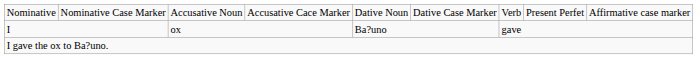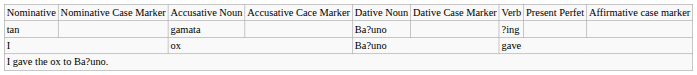+ row: (13, 29)
